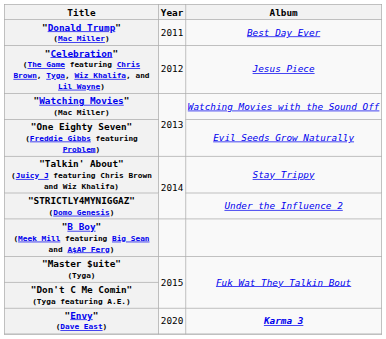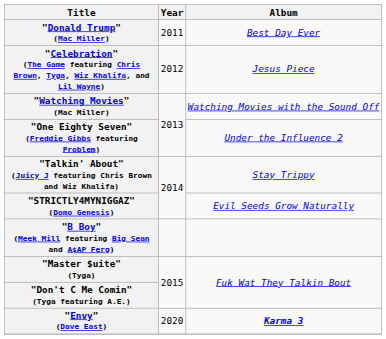(284, 138) Evil Seeds Grow Naturally -> (284, 138) Under the Influence 2
(284, 206) Under the Influence 2 -> (284, 206) Evil Seeds Grow Naturally
